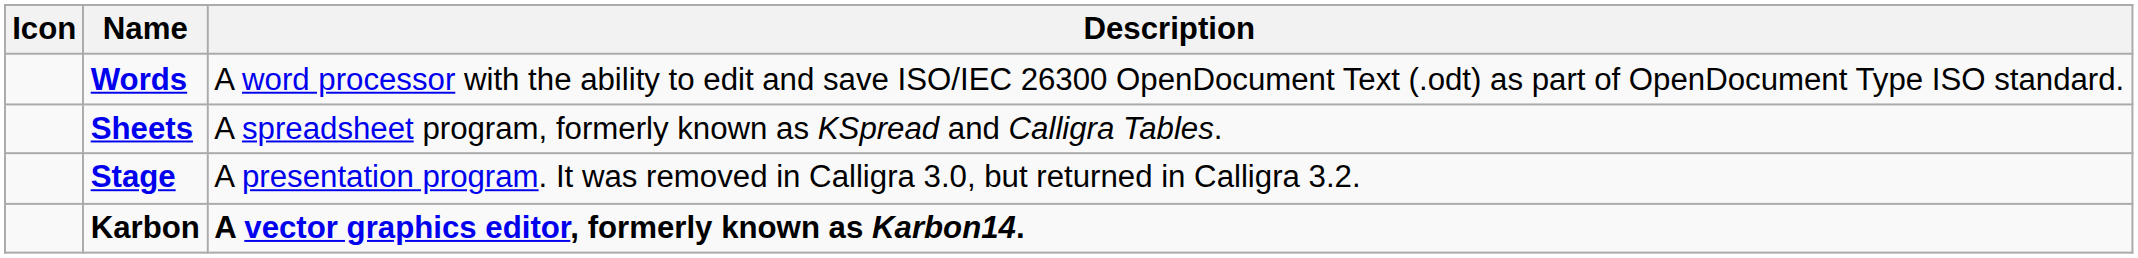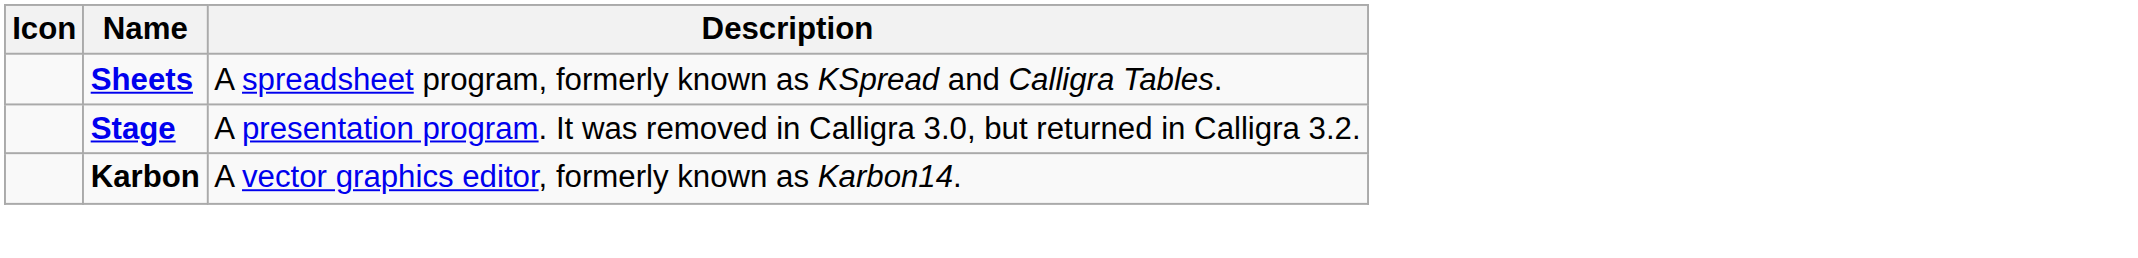- row: (139, 78)
(619, 227) bold -> (588, 177) normal
